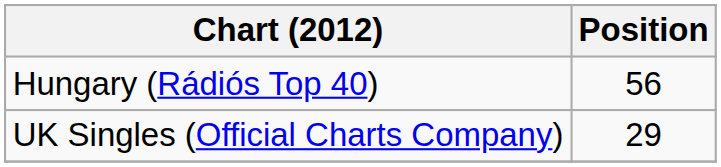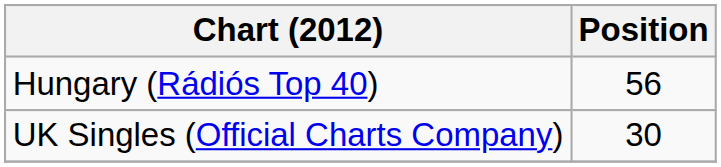(644, 135) 29 -> (644, 135) 30
